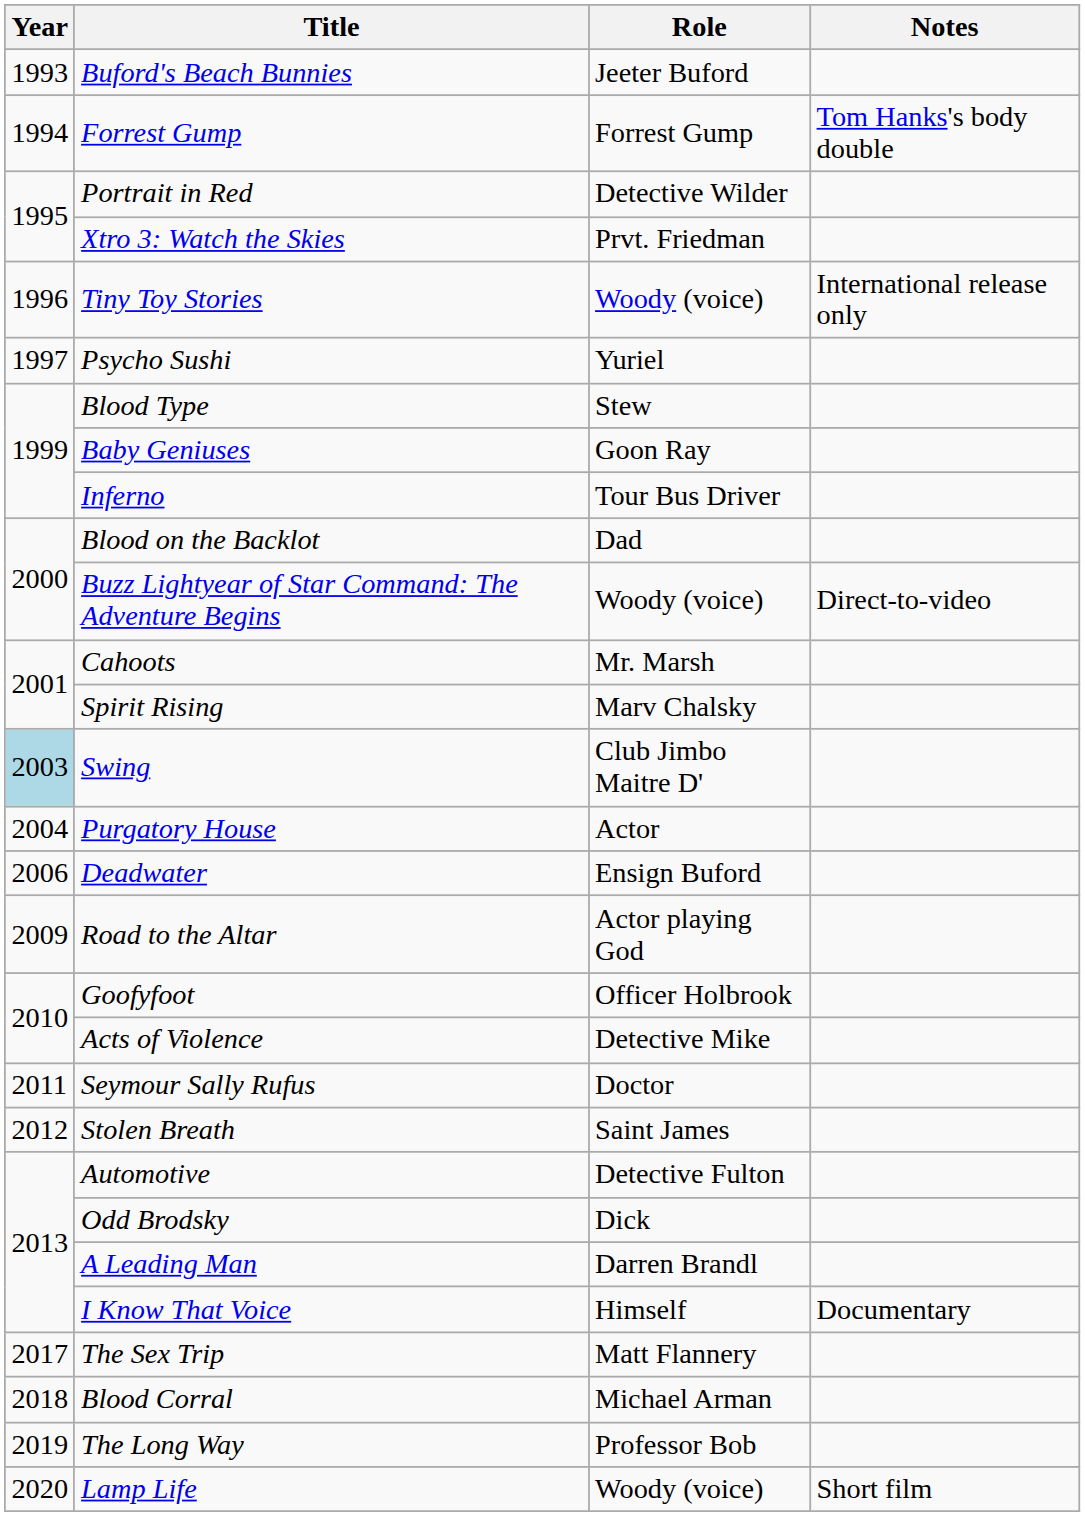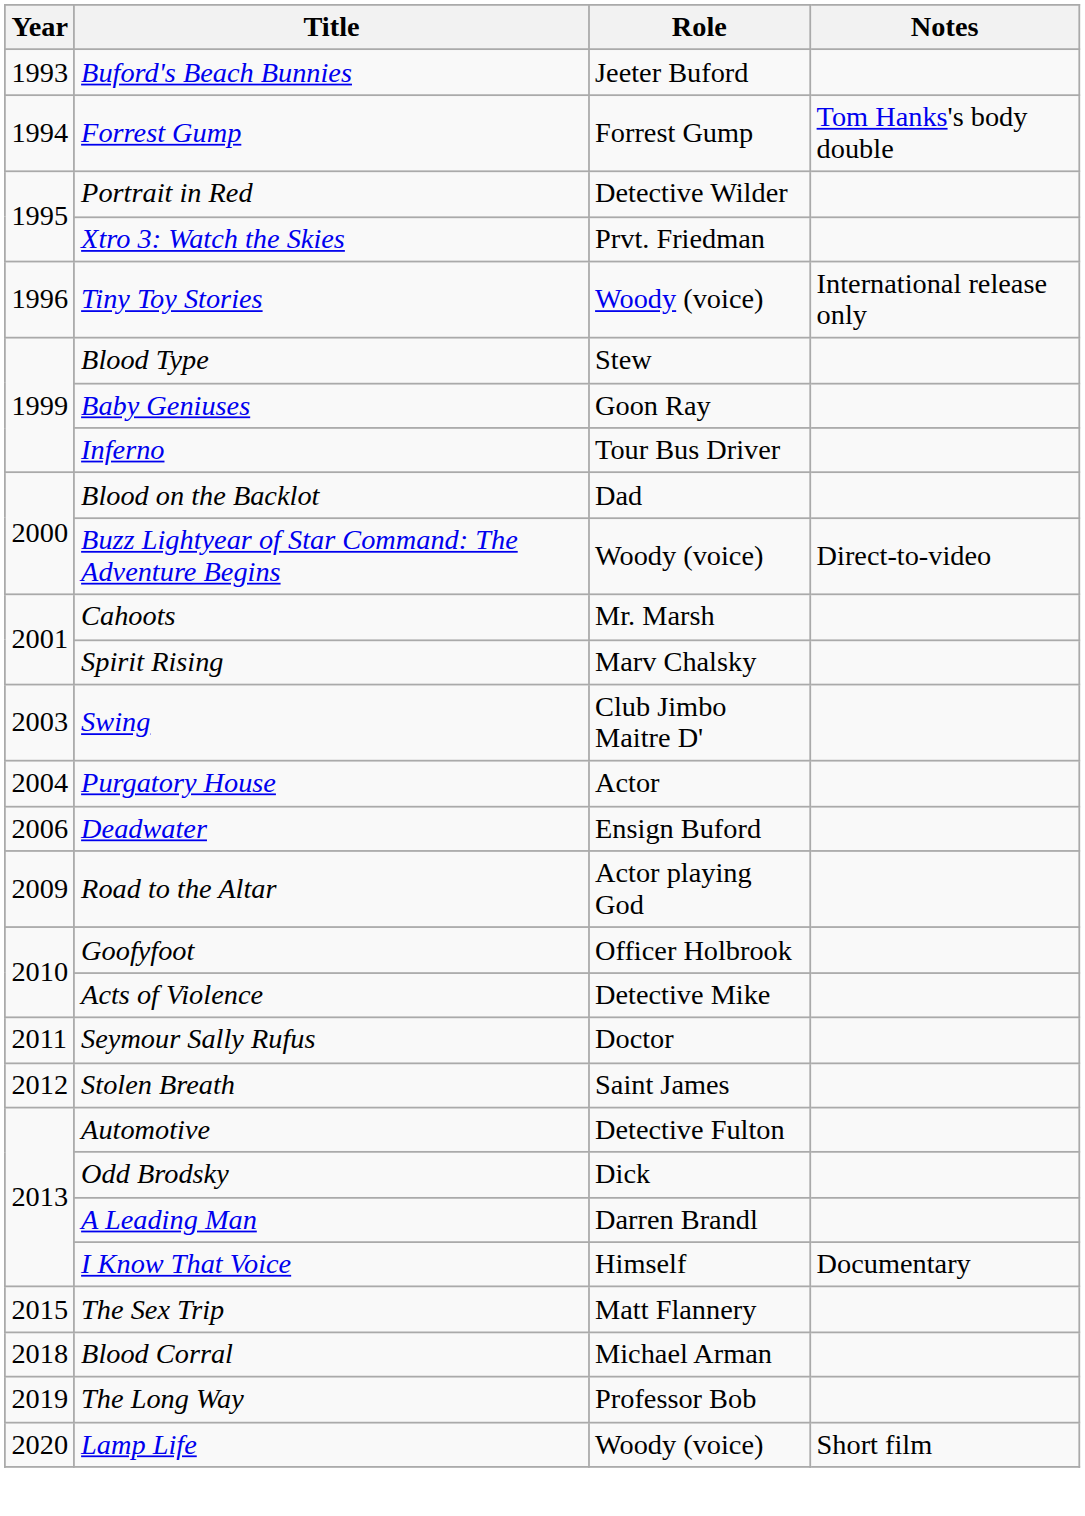- row: (156, 360)
(40, 767) lightblue background -> (40, 722) no background
(40, 1354) 2017 -> (40, 1309) 2015
